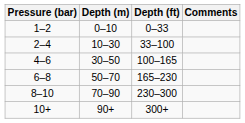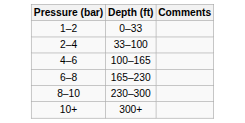- column: (106, 12)
